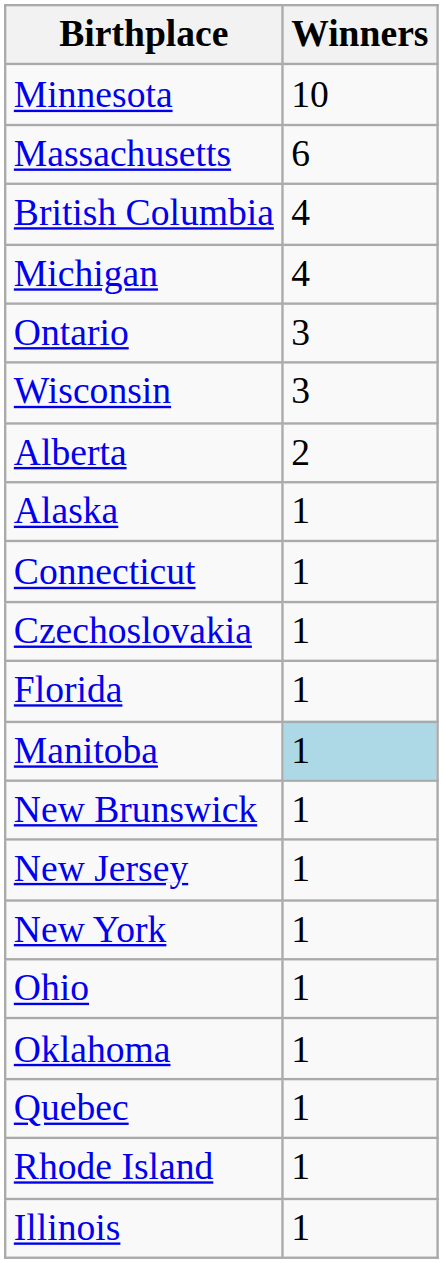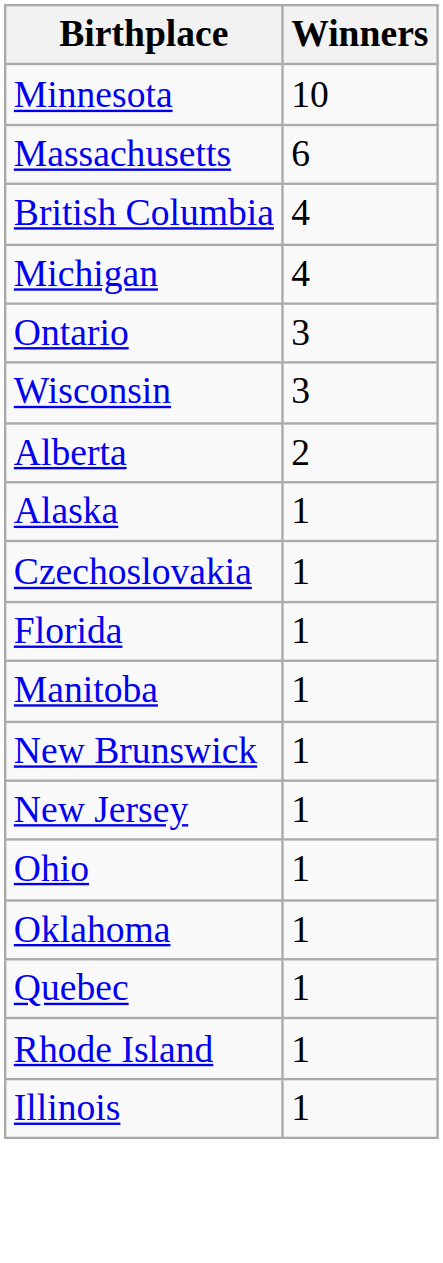- row: (105, 570)
(301, 749) lightblue background -> (301, 690) no background
- row: (90, 928)
